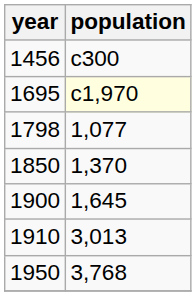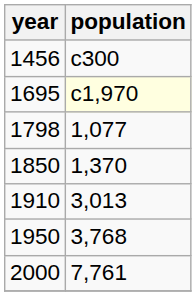- row: (35, 201)
+ row: (35, 272)
